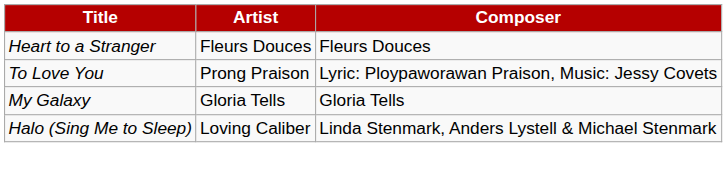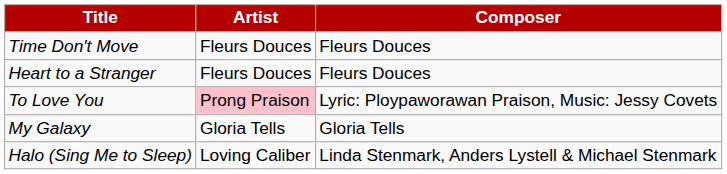+ row: (73, 45)
(255, 73) no background -> (255, 100) pink background
